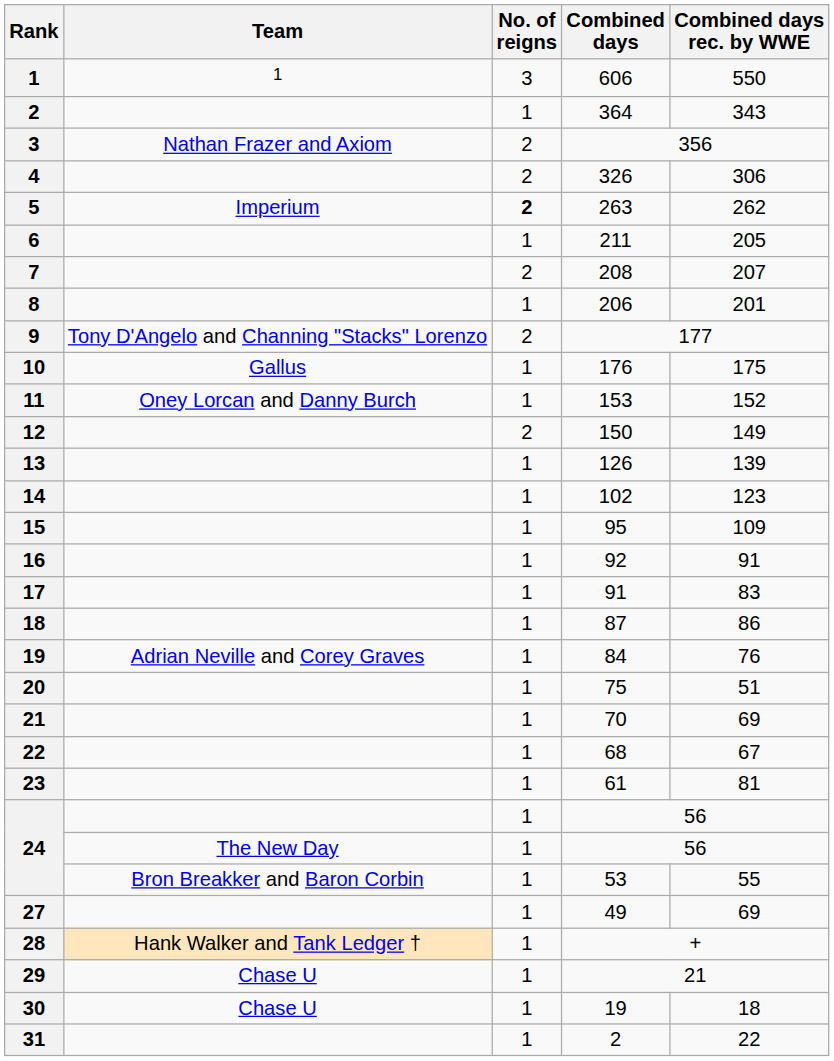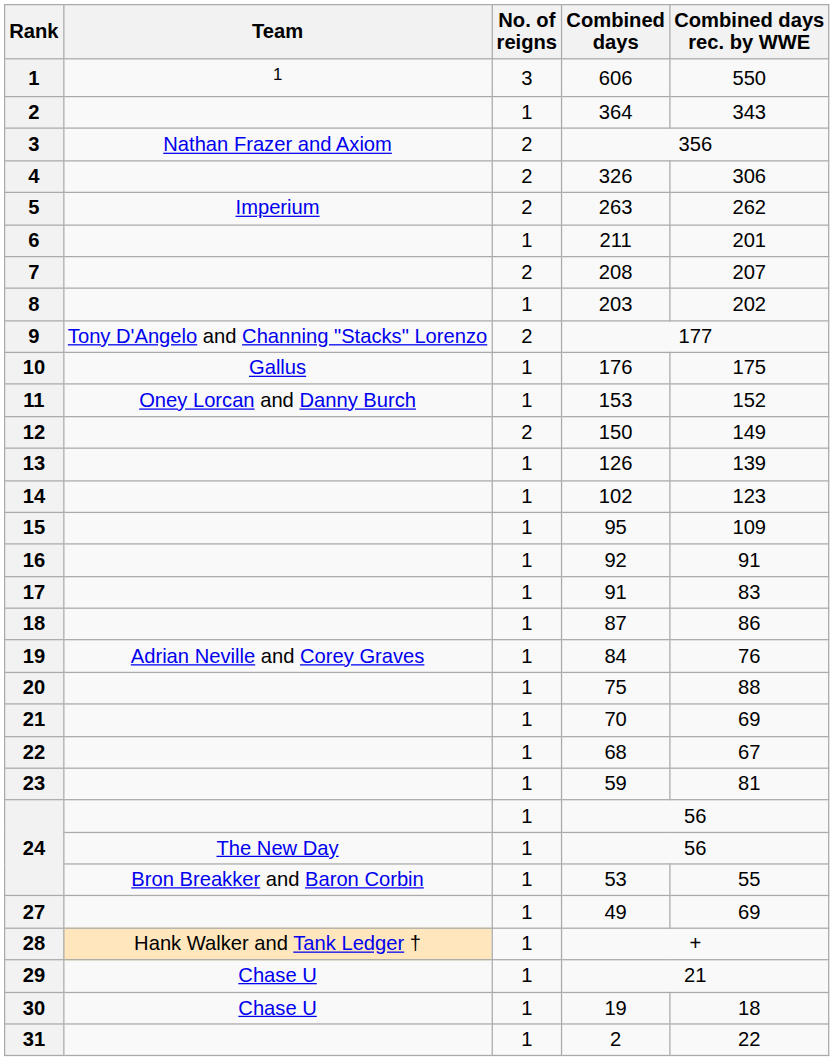(527, 208) bold -> (527, 208) normal
(749, 240) 205 -> (749, 240) 201
(616, 304) 206 -> (616, 304) 203
(749, 304) 201 -> (749, 304) 202
(749, 688) 51 -> (749, 688) 88
(616, 783) 61 -> (616, 783) 59
